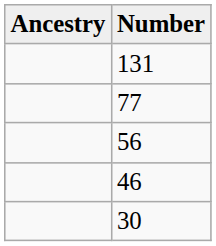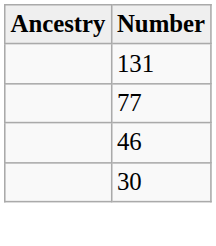- row: (129, 142)
